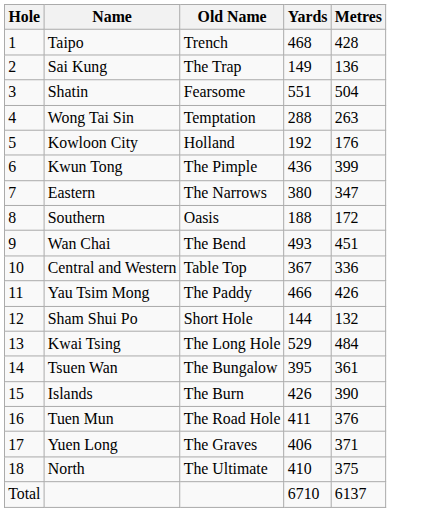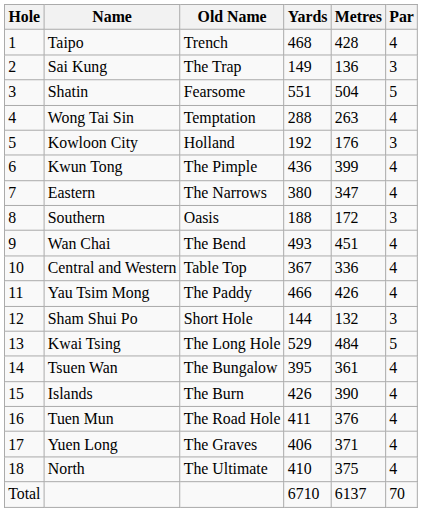+ column: (402, 17)
